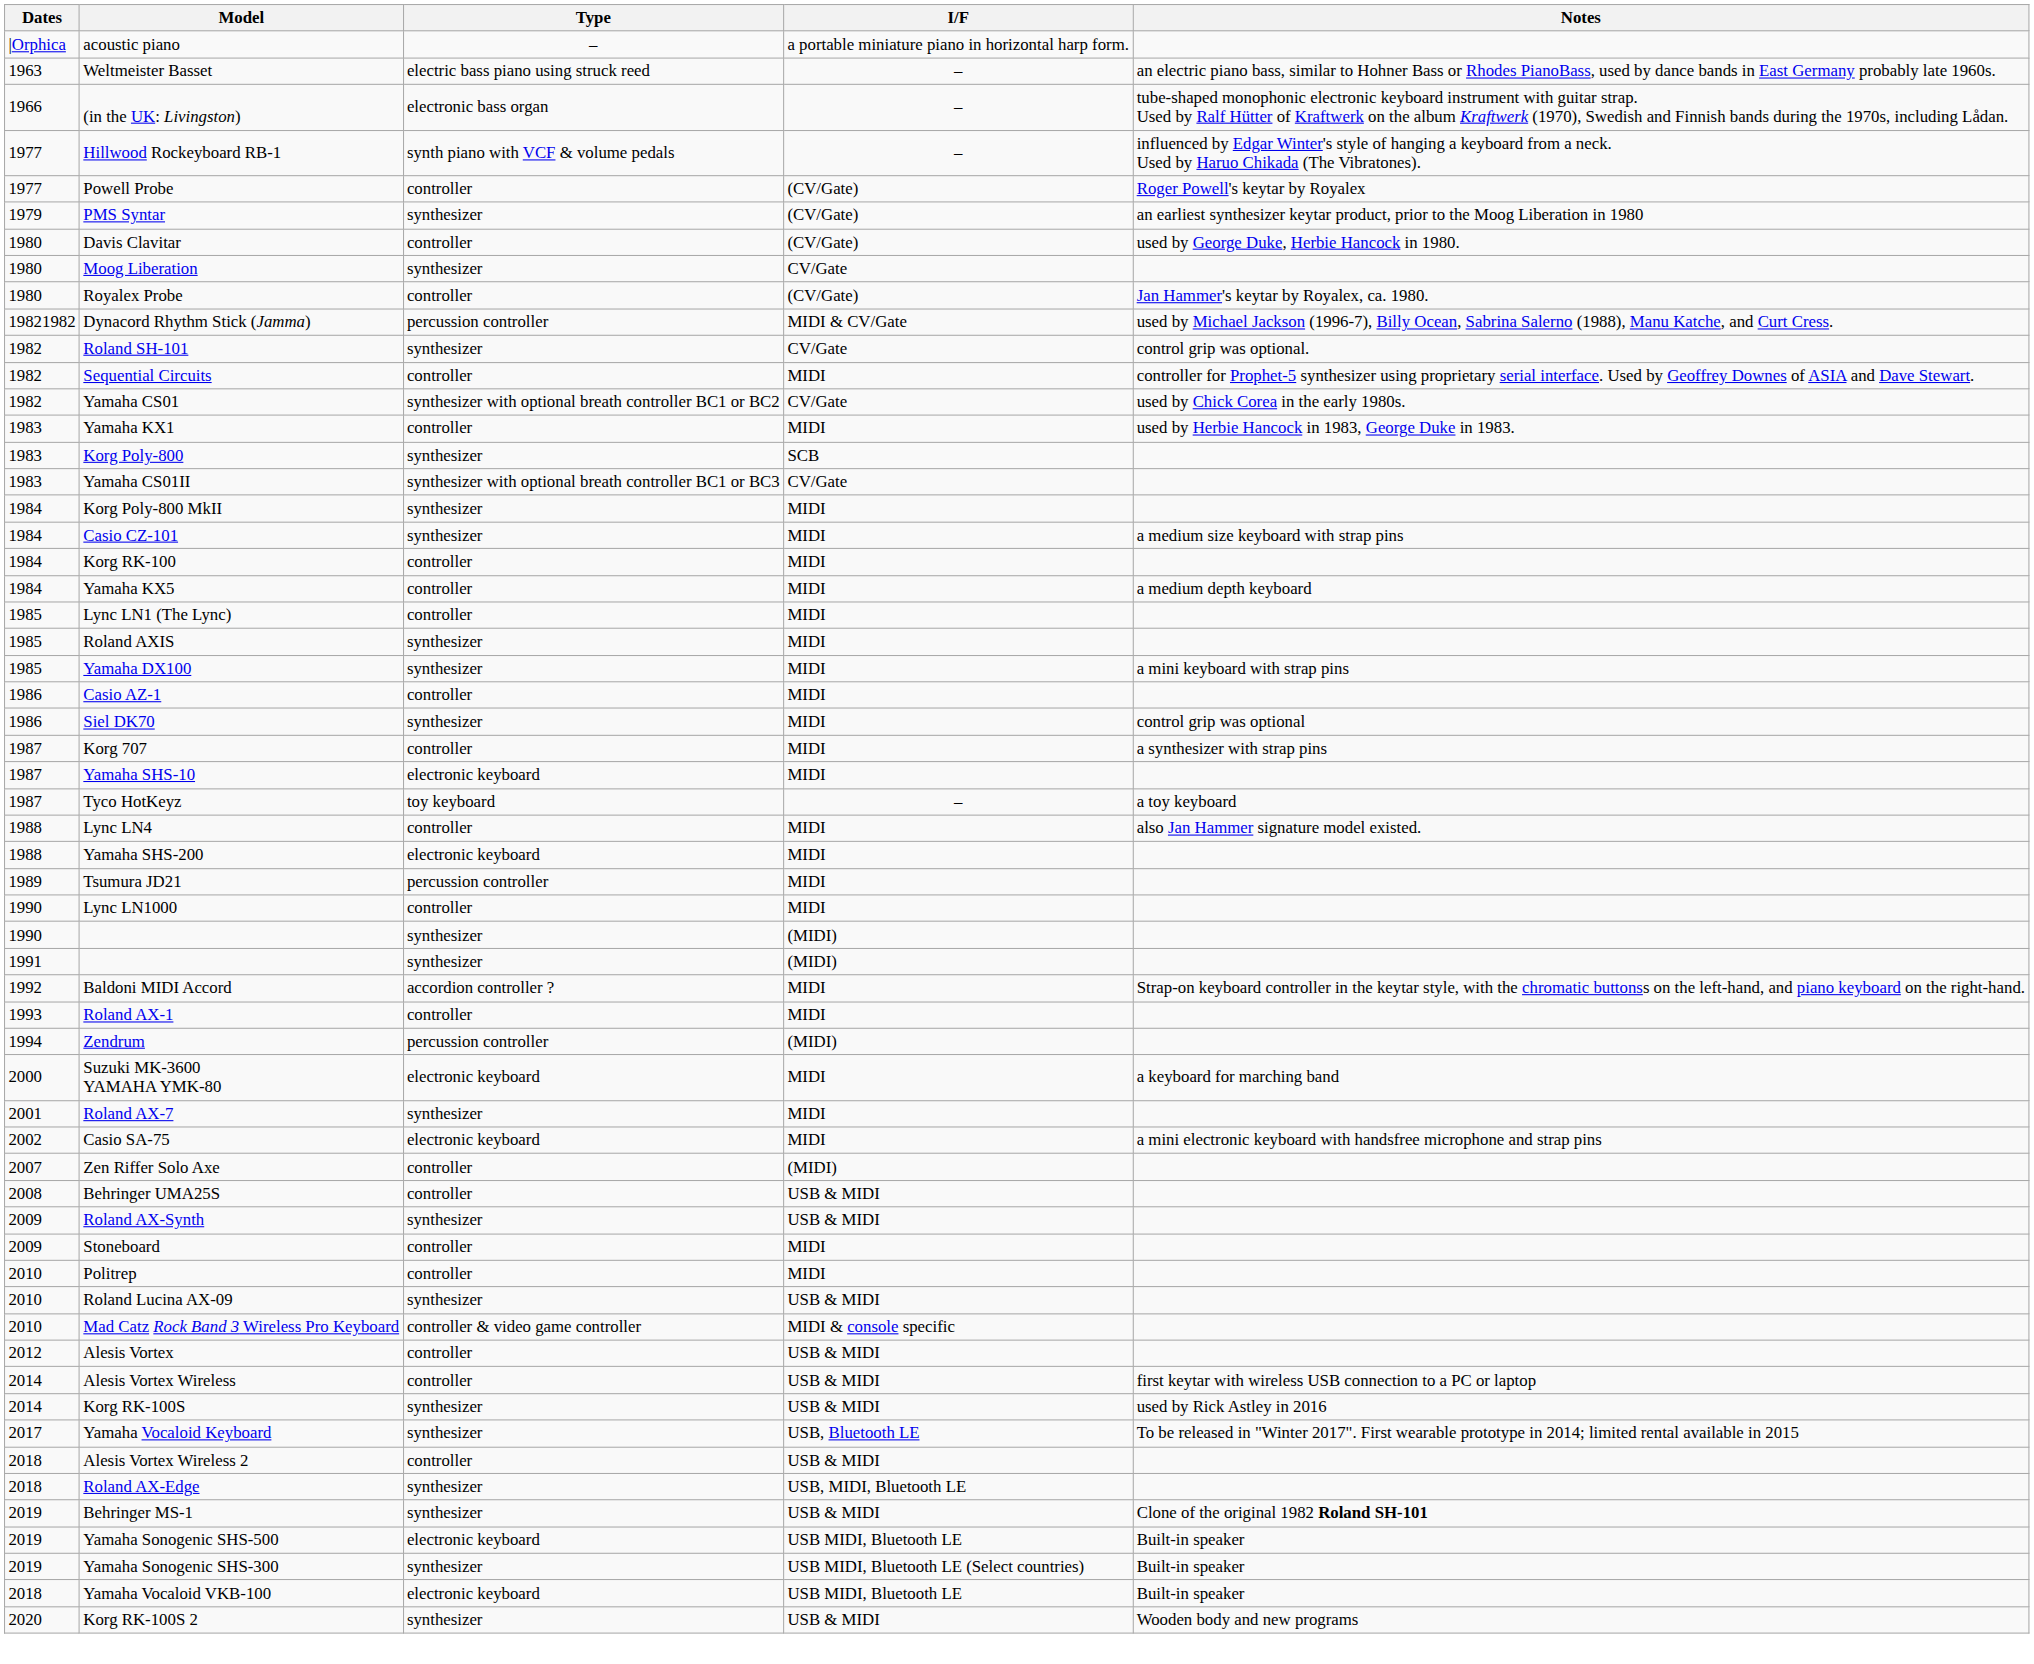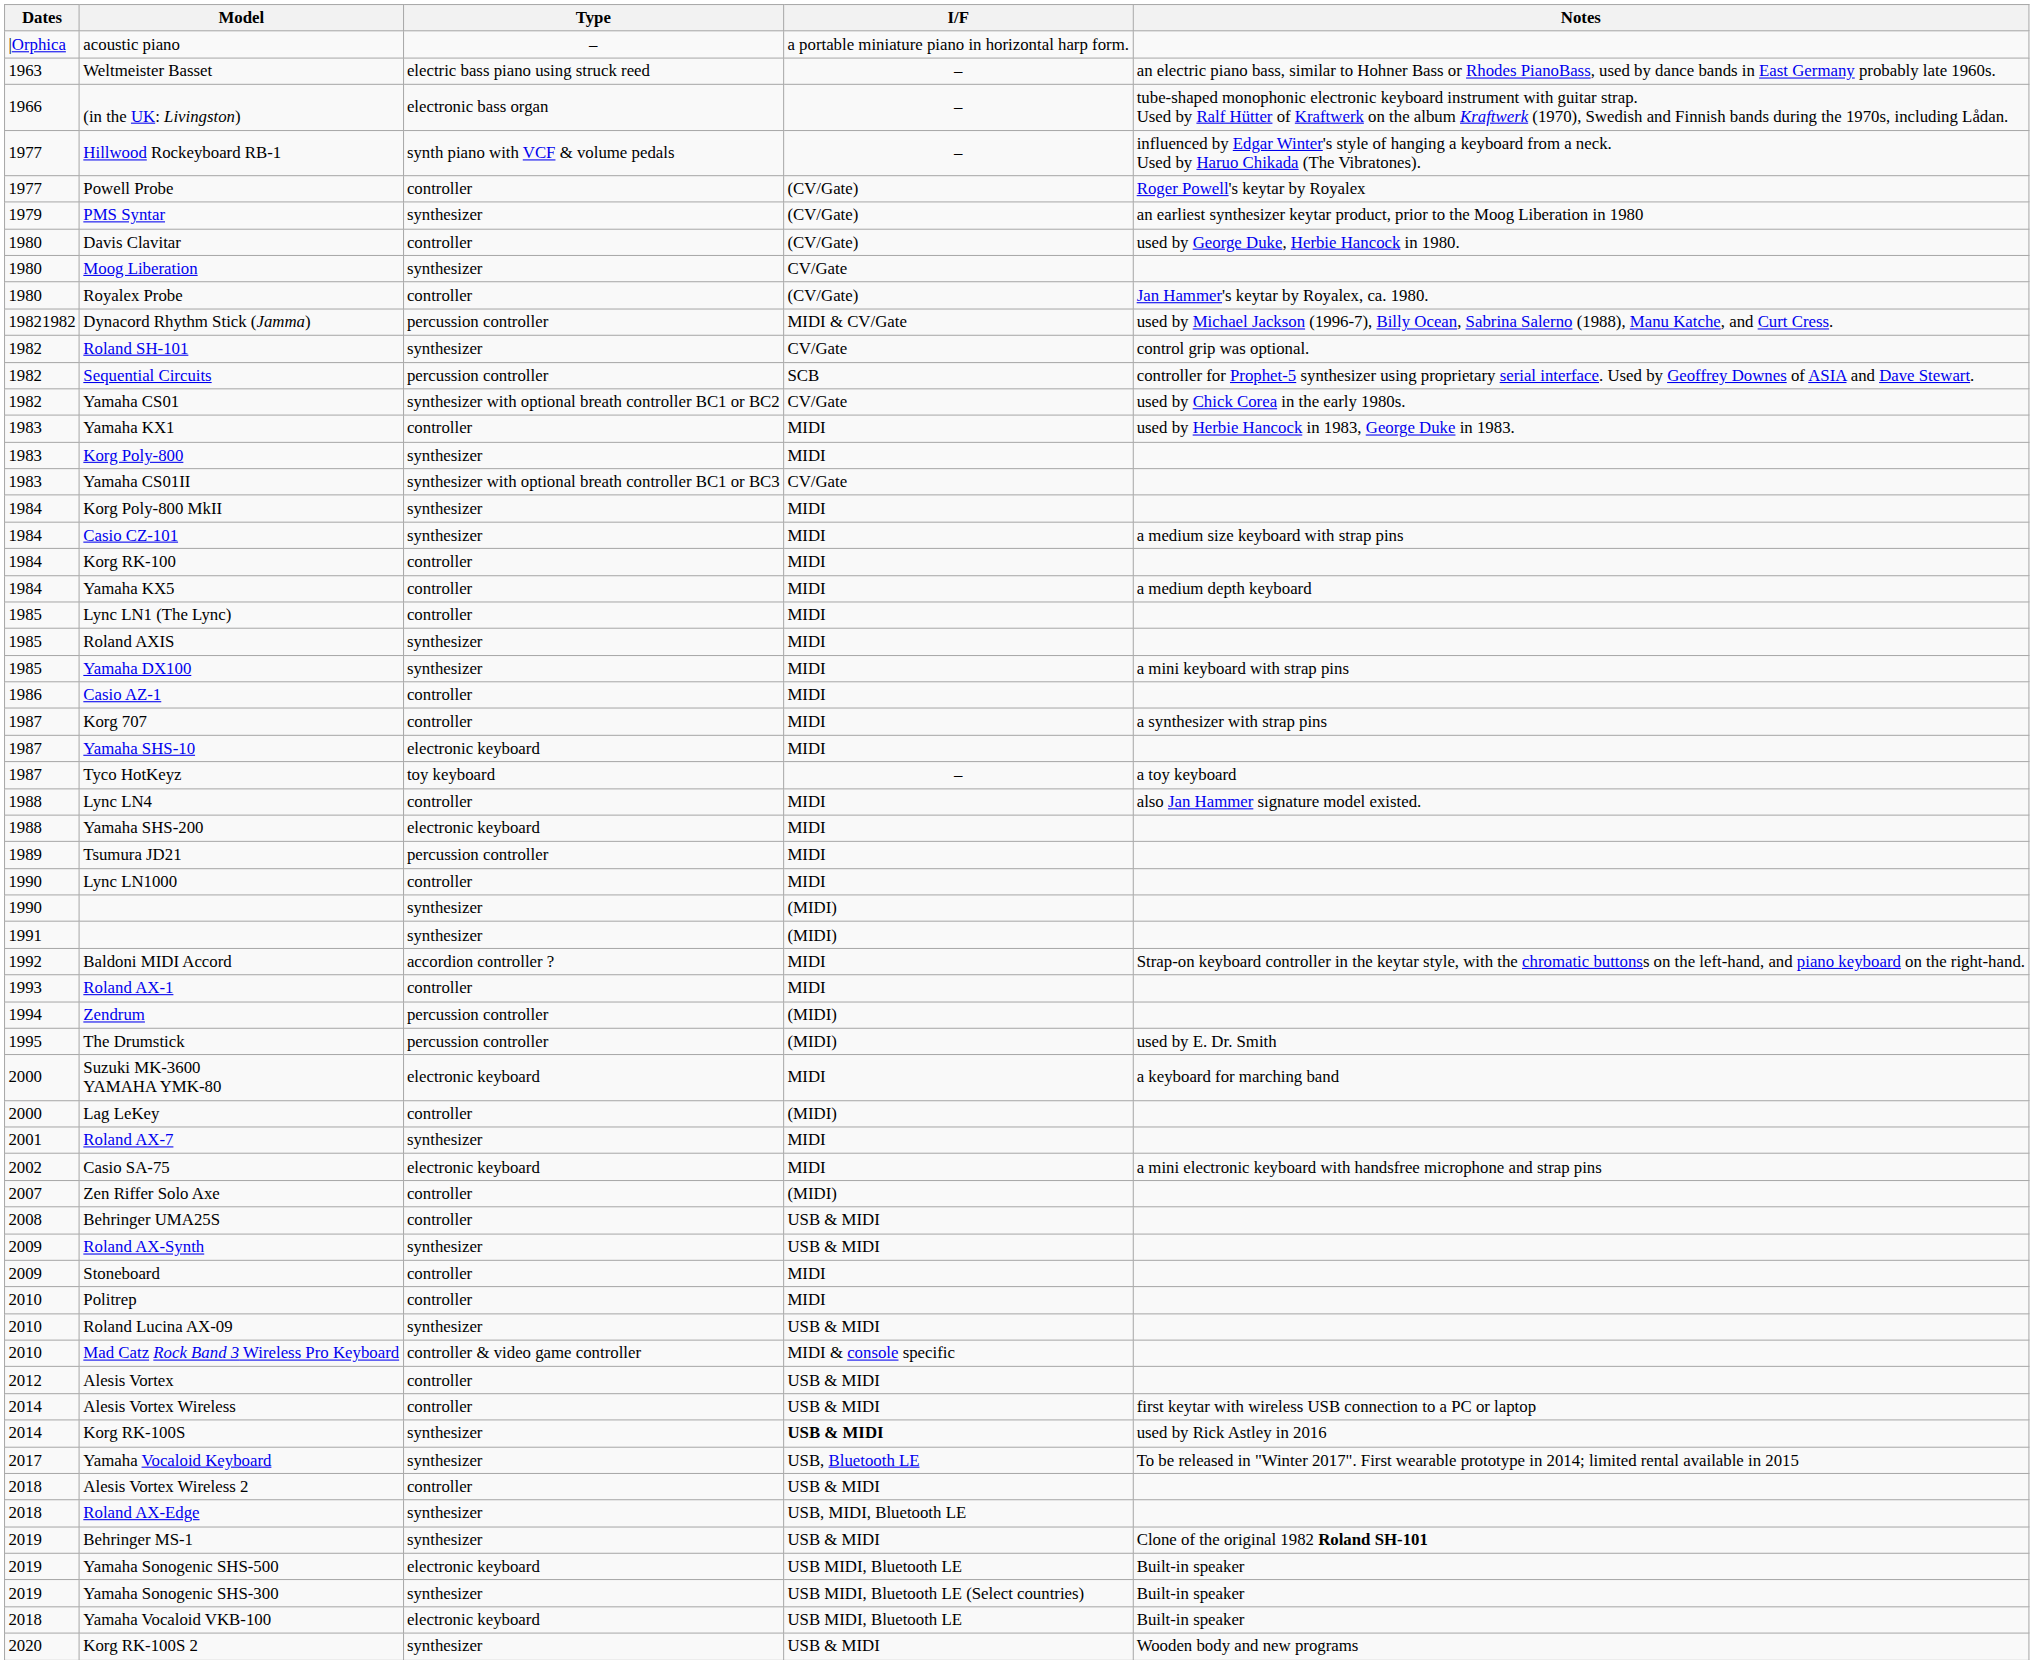(440, 375) controller -> (478, 375) percussion controller
(807, 375) MIDI -> (803, 375) SCB
(803, 455) SCB -> (807, 455) MIDI
- row: (25, 721)
+ row: (25, 1041)
+ row: (25, 1113)
(834, 1406) normal -> (836, 1433) bold
